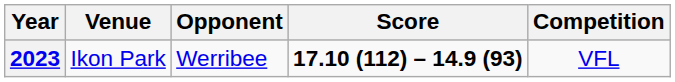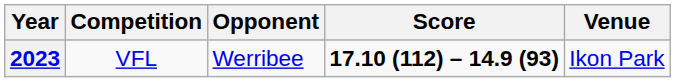columns swapped: (599, 22) <-> (118, 22)
